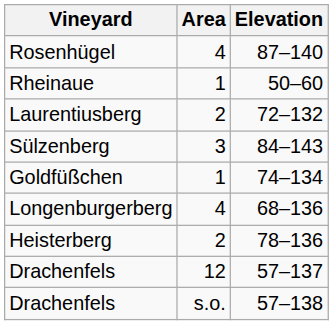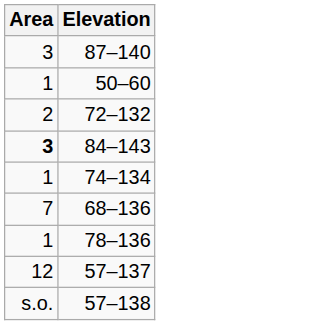- column: (91, 20)
(220, 51) 4 -> (48, 51) 3
(220, 146) normal -> (48, 146) bold
(220, 209) 4 -> (48, 209) 7
(220, 240) 2 -> (48, 240) 1
